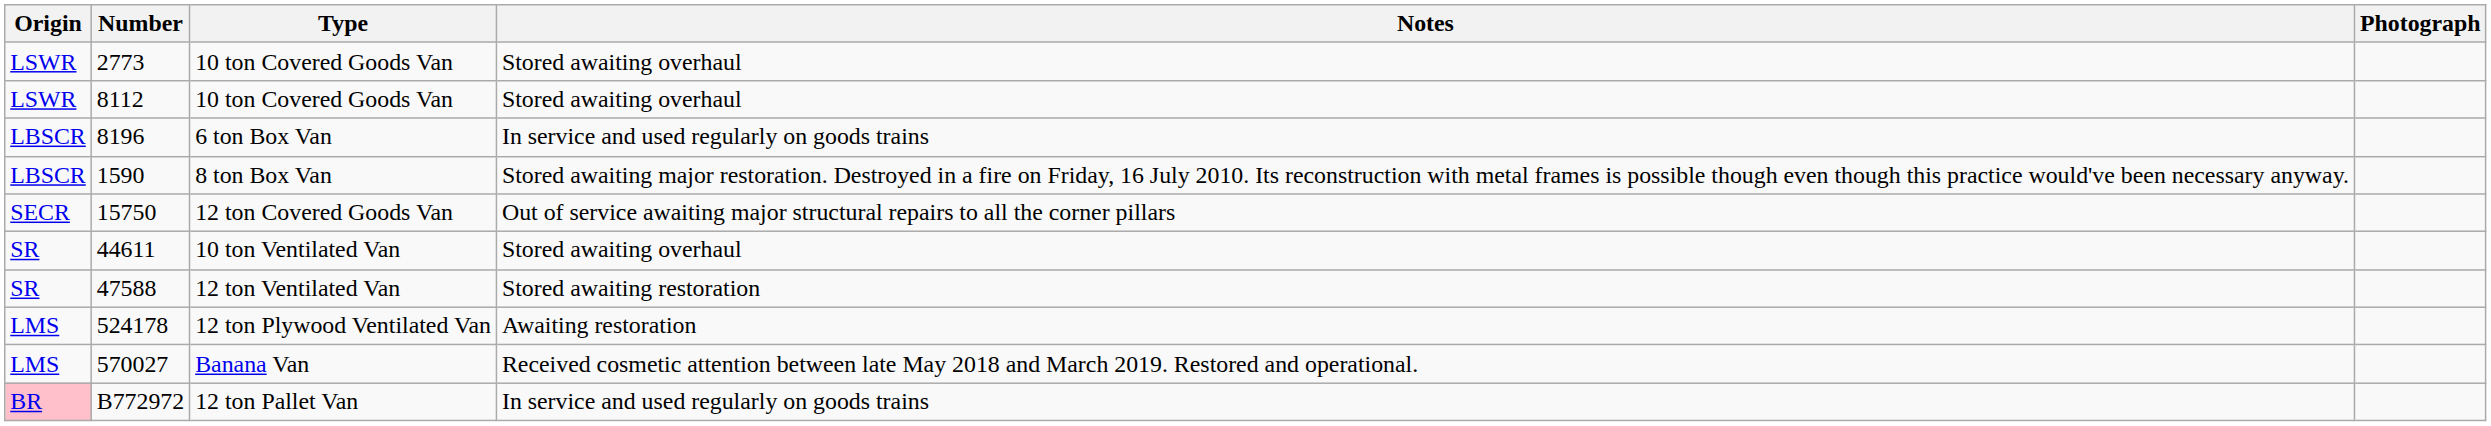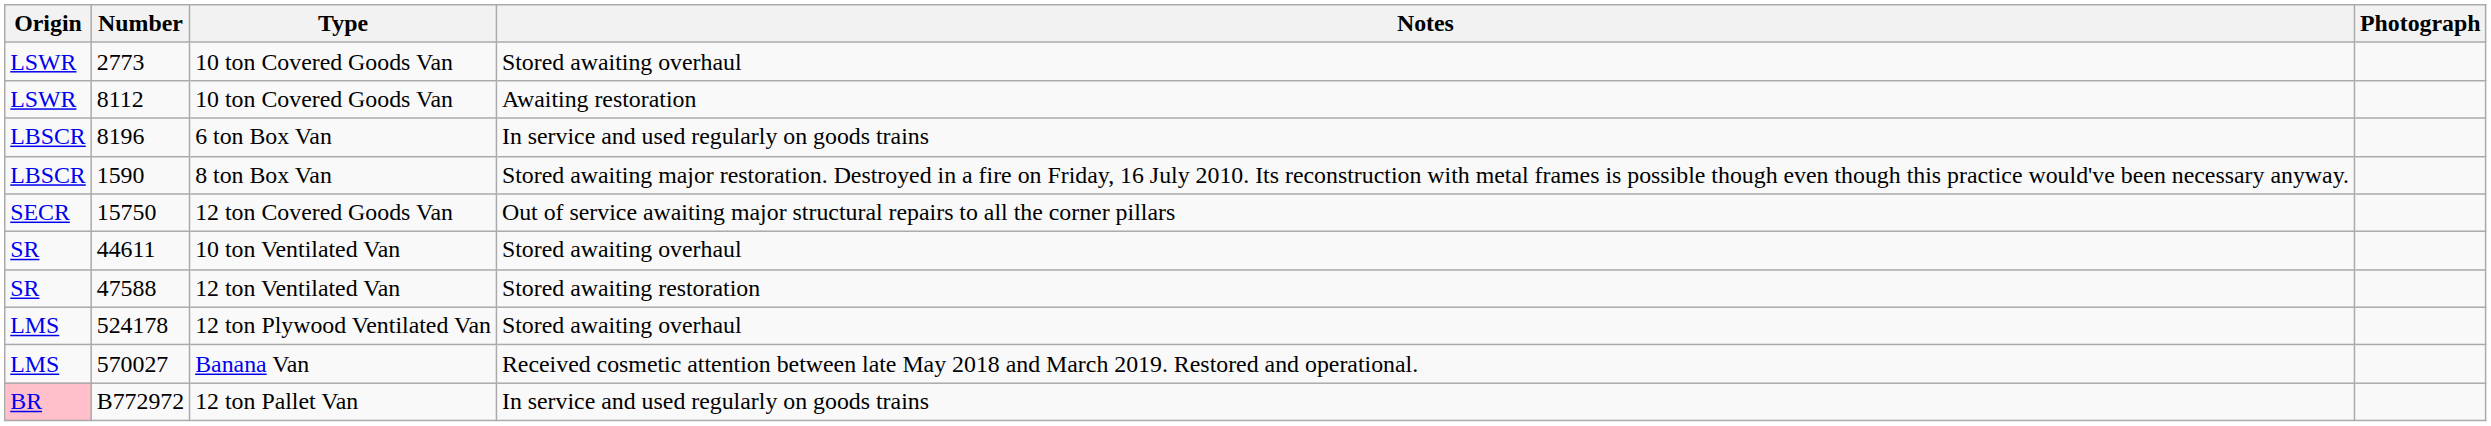(622, 99) Stored awaiting overhaul -> (599, 99) Awaiting restoration
(599, 325) Awaiting restoration -> (622, 325) Stored awaiting overhaul
